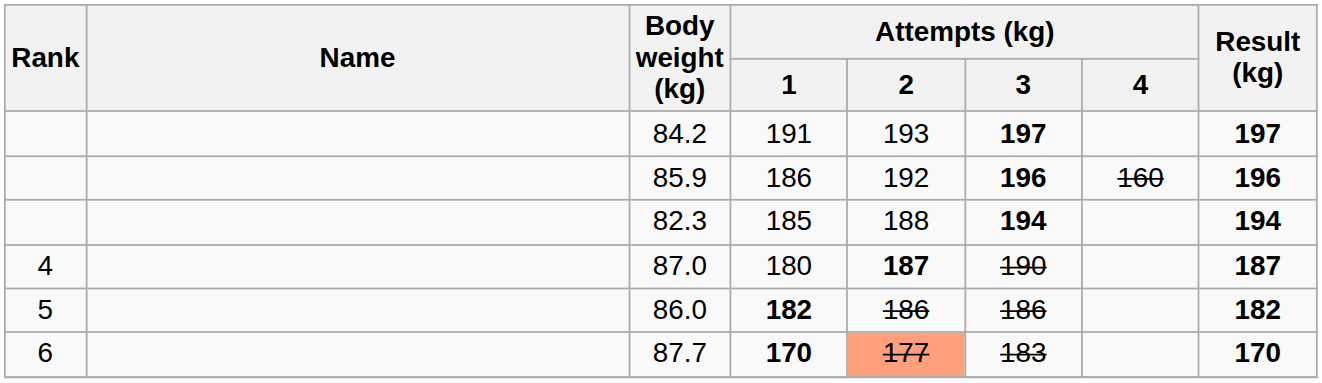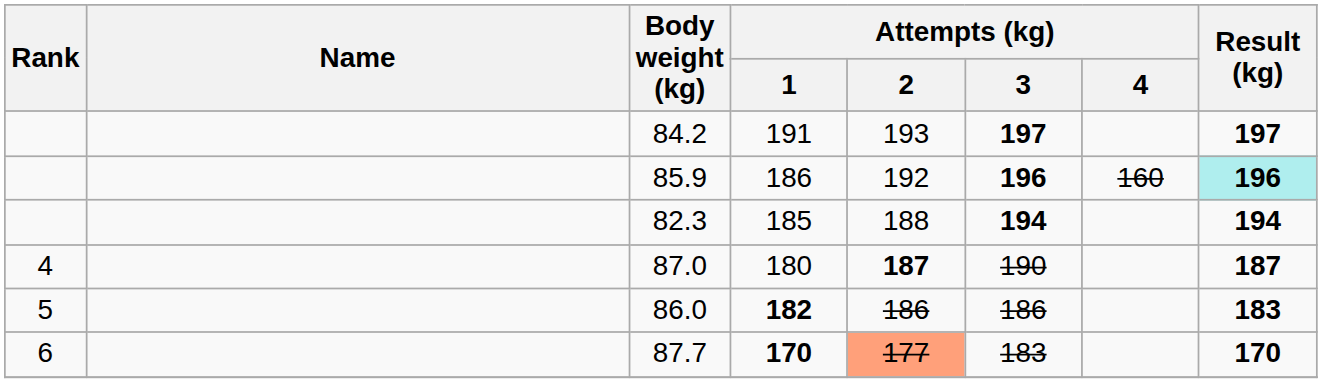(1258, 177) no background -> (1258, 177) paleturquoise background
(1258, 309) 182 -> (1258, 309) 183
